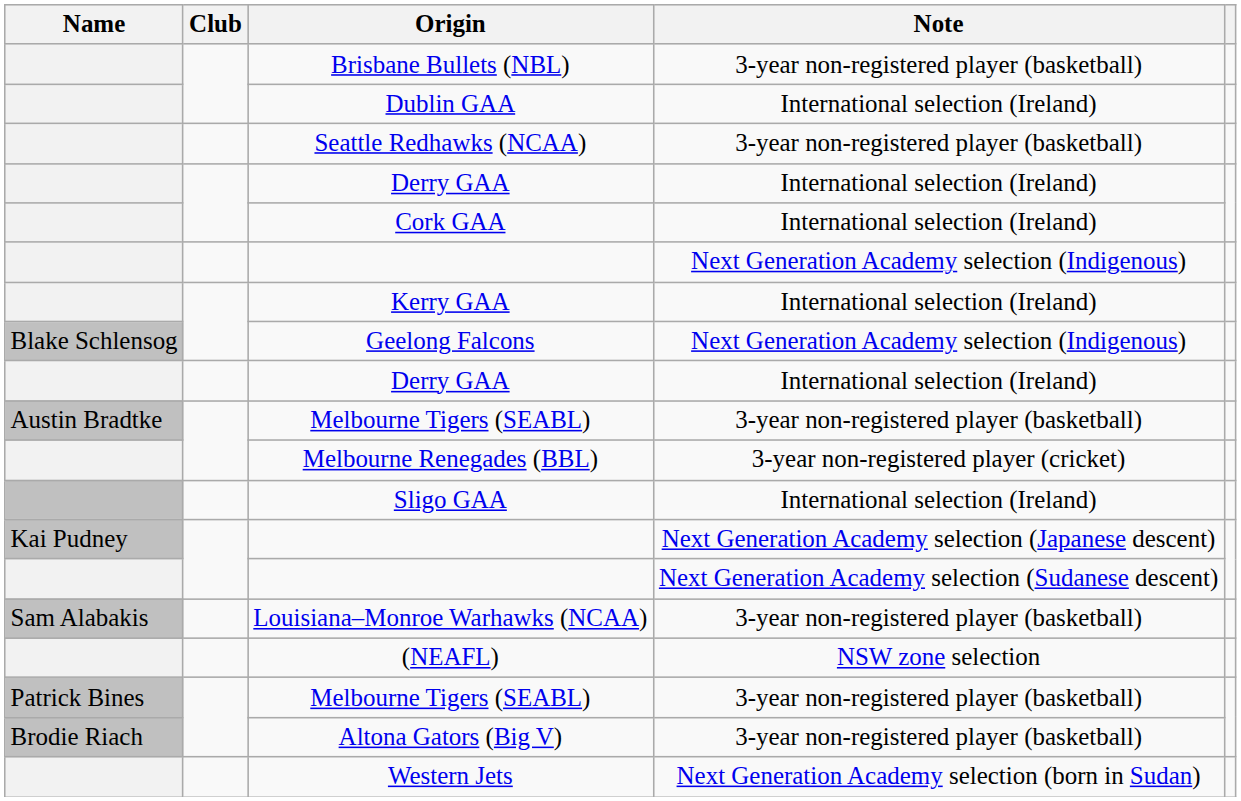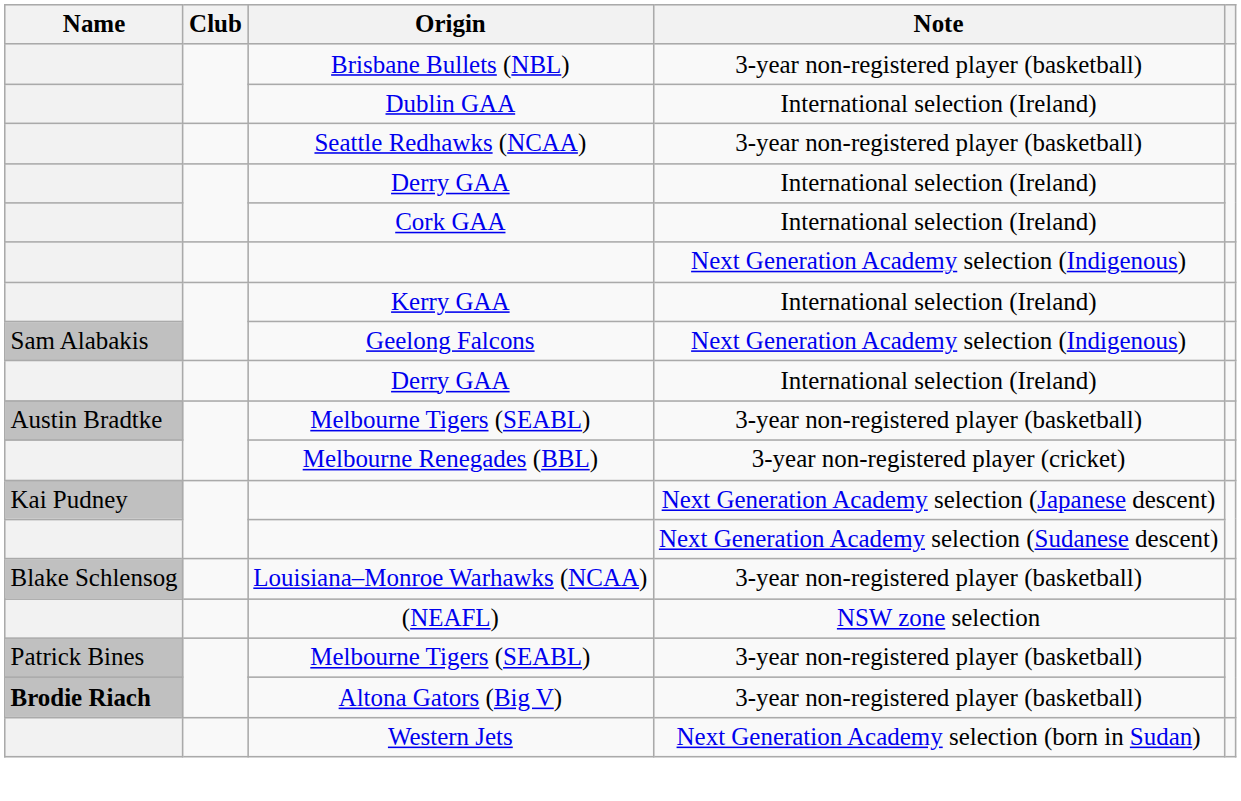(94, 340) Blake Schlensog -> (80, 340) Sam Alabakis
- row: (450, 499)
(80, 618) Sam Alabakis -> (94, 578) Blake Schlensog
(77, 736) normal -> (81, 697) bold
